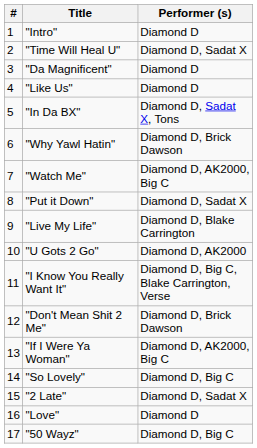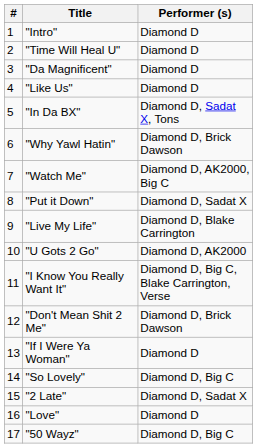(194, 50) Diamond D, Sadat X -> (170, 50) Diamond D
(195, 353) Diamond D, AK2000, Big C -> (170, 353) Diamond D
